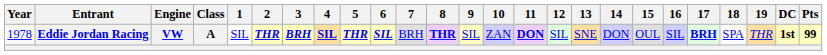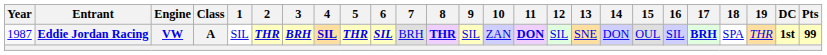(20, 34) 1978 -> (20, 34) 1987
